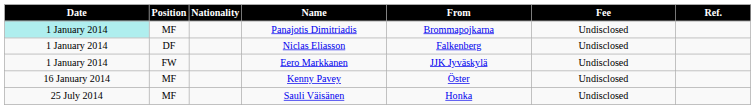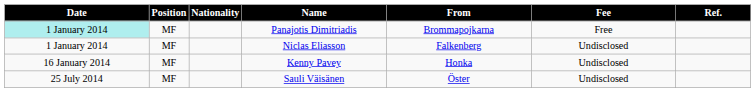(603, 29) Undisclosed -> (603, 29) Free
(169, 46) DF -> (169, 46) MF
- row: (314, 63)
(459, 79) Öster -> (459, 63) Honka
(459, 96) Honka -> (459, 79) Öster
